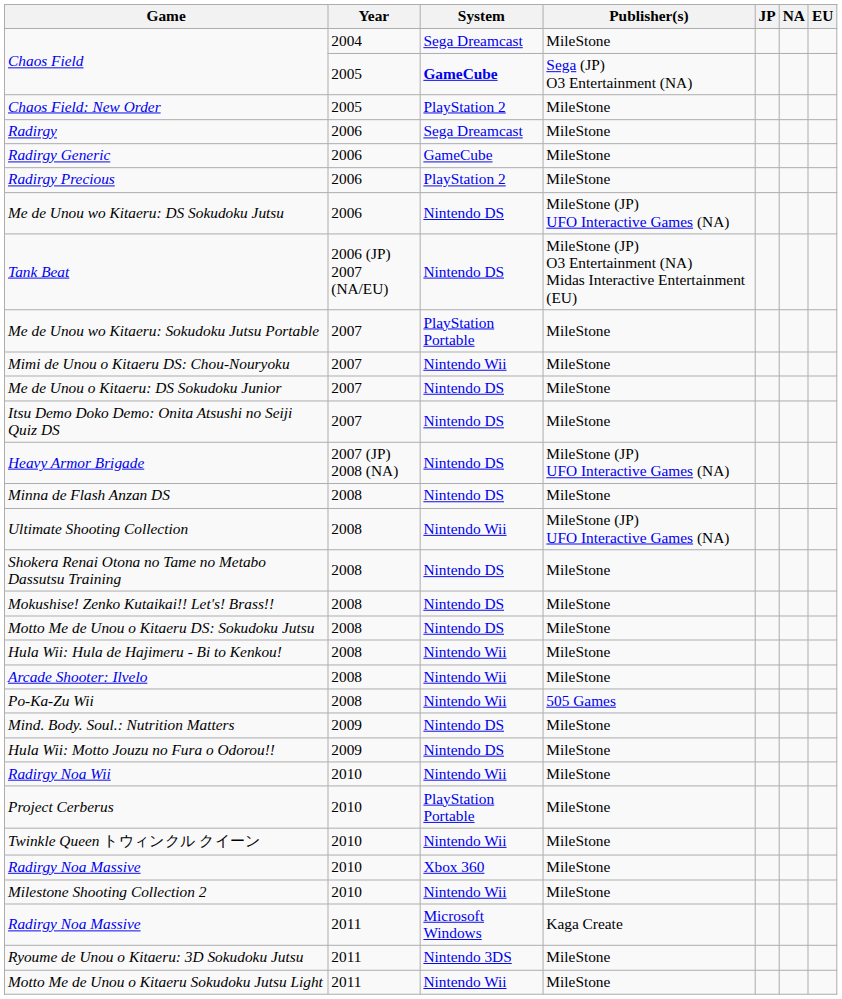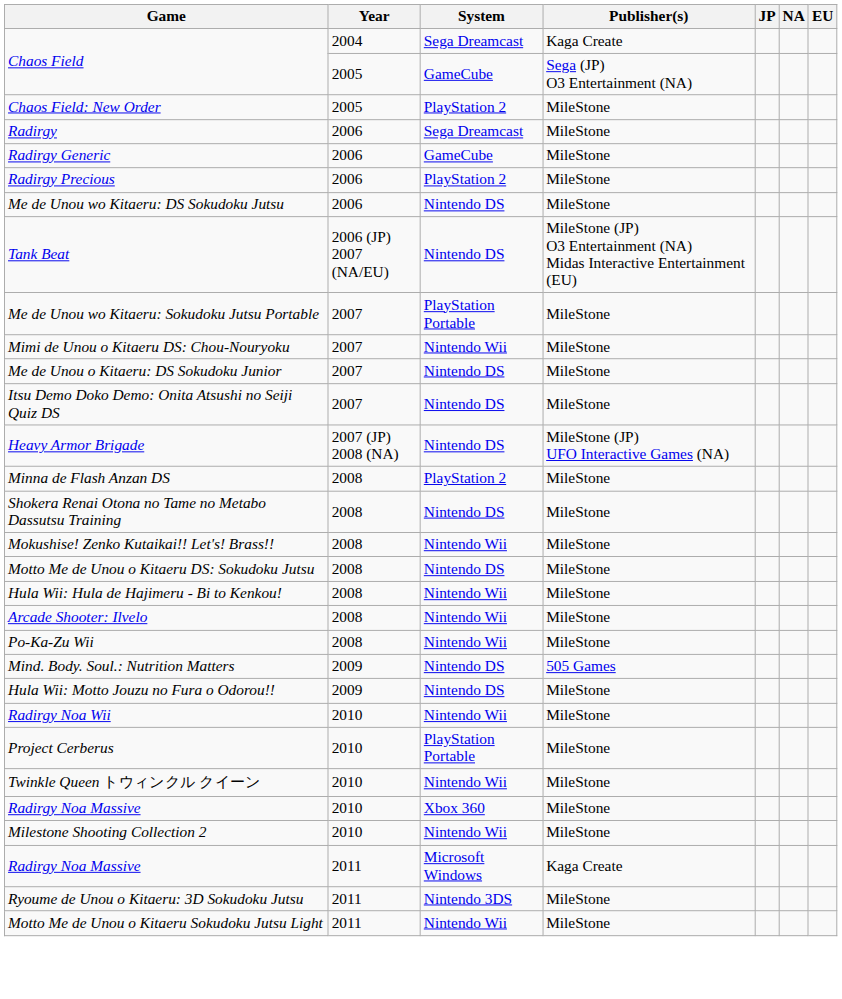(578, 41) MileStone -> (584, 41) Kaga Create
(461, 74) bold -> (458, 74) normal
(638, 213) MileStone (JP) UFO Interactive Games (NA) -> (578, 204) MileStone
(464, 495) Nintendo DS -> (465, 478) PlayStation 2
- row: (98, 528)
(464, 603) Nintendo DS -> (465, 544) Nintendo Wii
(581, 701) 505 Games -> (578, 642) MileStone
(578, 725) MileStone -> (581, 666) 505 Games
